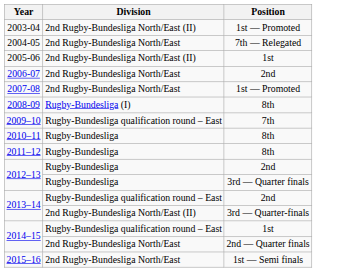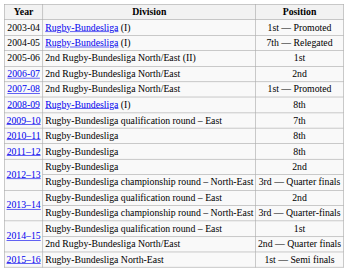(120, 27) 2nd Rugby-Bundesliga North/East (II) -> (88, 27) Rugby-Bundesliga (I)
(113, 43) 2nd Rugby-Bundesliga North/East -> (88, 43) Rugby-Bundesliga (I)
(82, 182) Rugby-Bundesliga -> (149, 182) Rugby-Bundesliga championship round – North-East
(120, 213) 2nd Rugby-Bundesliga North/East (II) -> (149, 213) Rugby-Bundesliga championship round – North-East
(113, 259) 2nd Rugby-Bundesliga North/East -> (104, 259) Rugby-Bundesliga North-East
